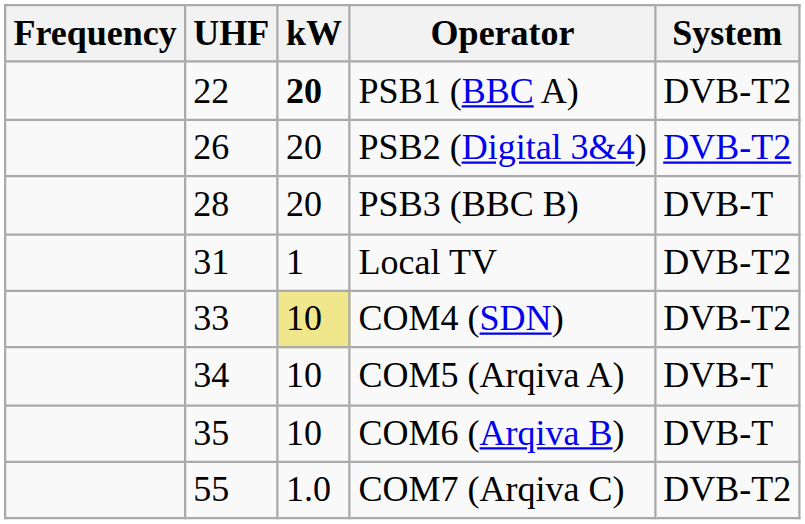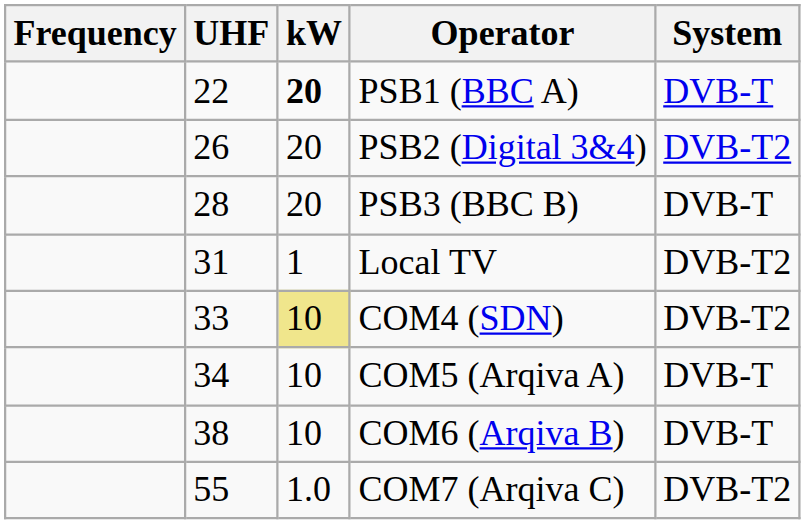(727, 90) DVB-T2 -> (718, 90) DVB-T
(211, 432) 35 -> (211, 432) 38
